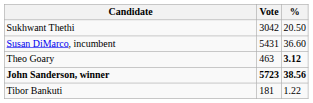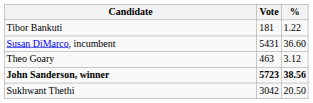rows swapped: (34, 91) <-> (41, 28)
(292, 59) bold -> (292, 59) normal
